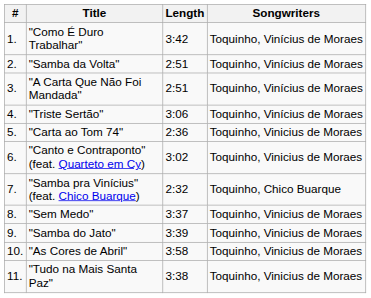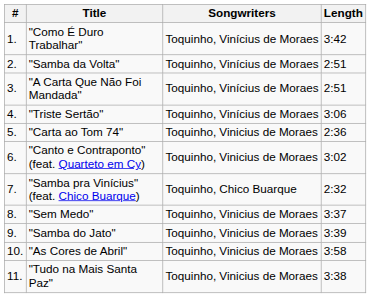columns swapped: (286, 13) <-> (185, 13)
